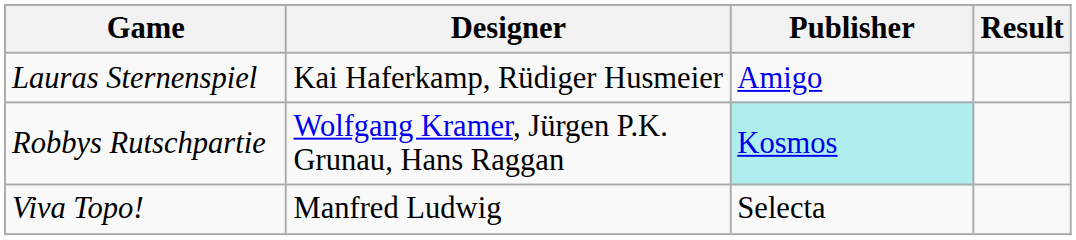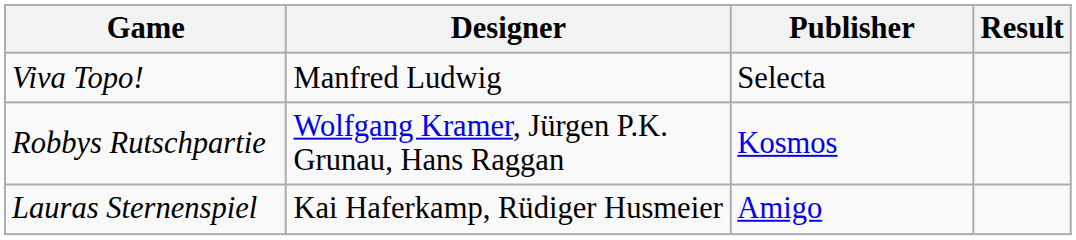rows swapped: (78, 208) <-> (135, 77)
(787, 142) paleturquoise background -> (787, 142) no background
